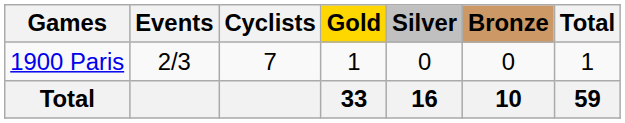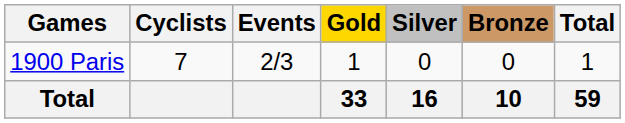columns swapped: (270, 23) <-> (174, 23)
